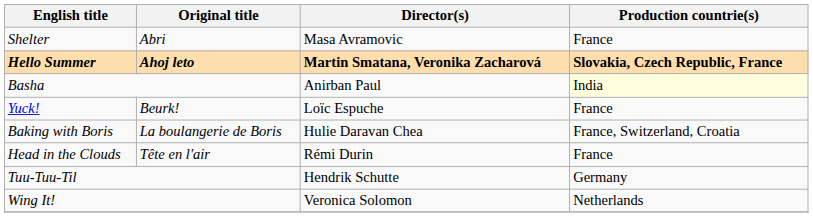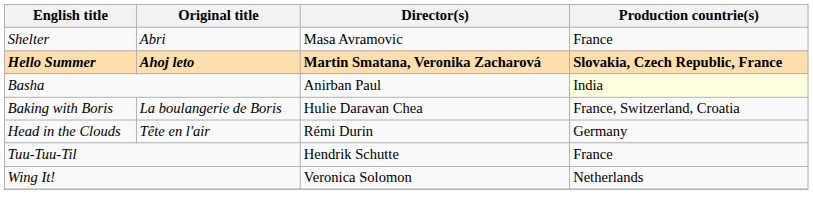- row: (24, 108)
(593, 154) France -> (600, 131) Germany
(600, 177) Germany -> (593, 154) France
